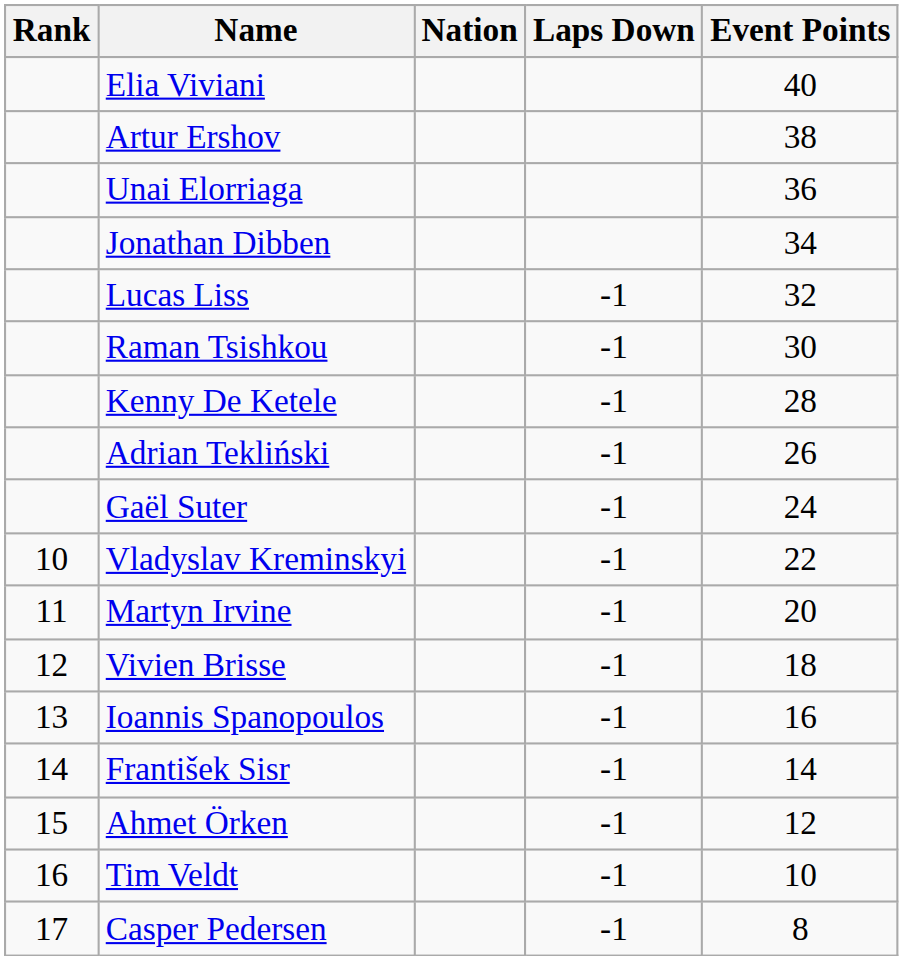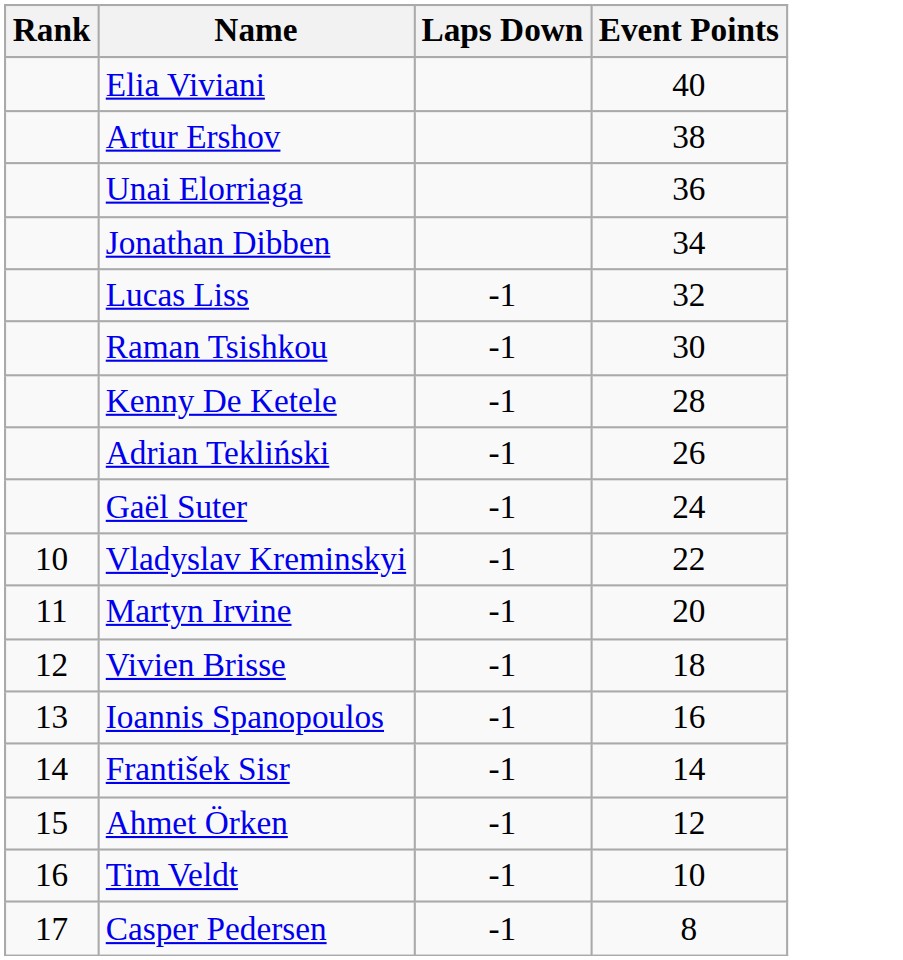- column: (470, 30)
